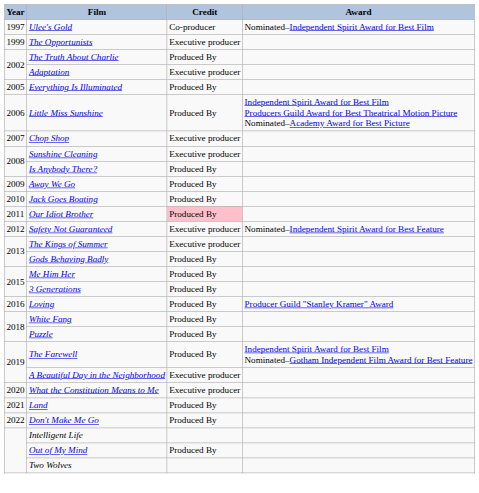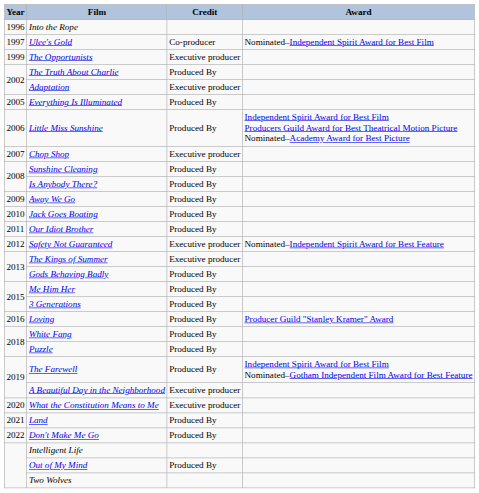+ row: (53, 27)
(205, 154) Executive producer -> (193, 169) Produced By
(193, 214) pink background -> (193, 229) no background
